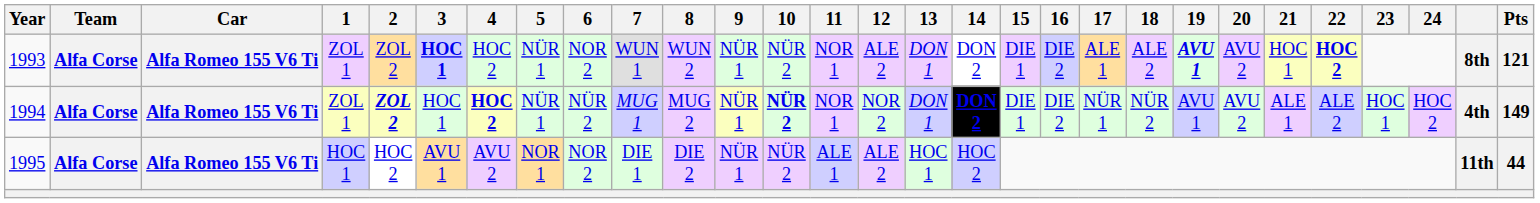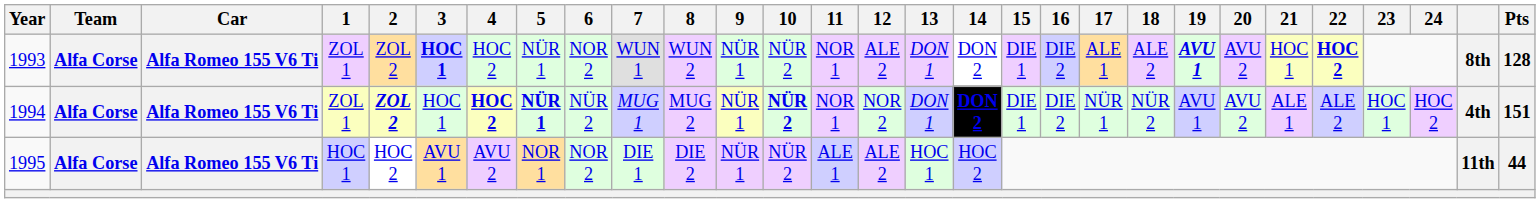(1516, 59) 121 -> (1517, 59) 128
(540, 111) normal -> (541, 111) bold
(1516, 111) 149 -> (1517, 111) 151
